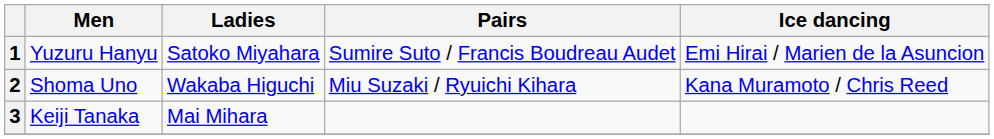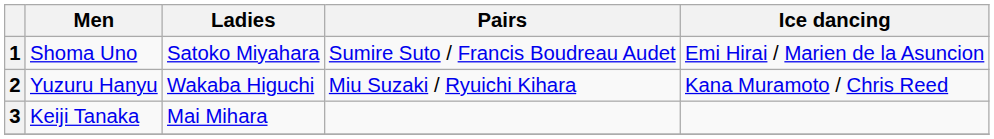(94, 52) Yuzuru Hanyu -> (84, 52) Shoma Uno
(84, 85) Shoma Uno -> (94, 85) Yuzuru Hanyu
